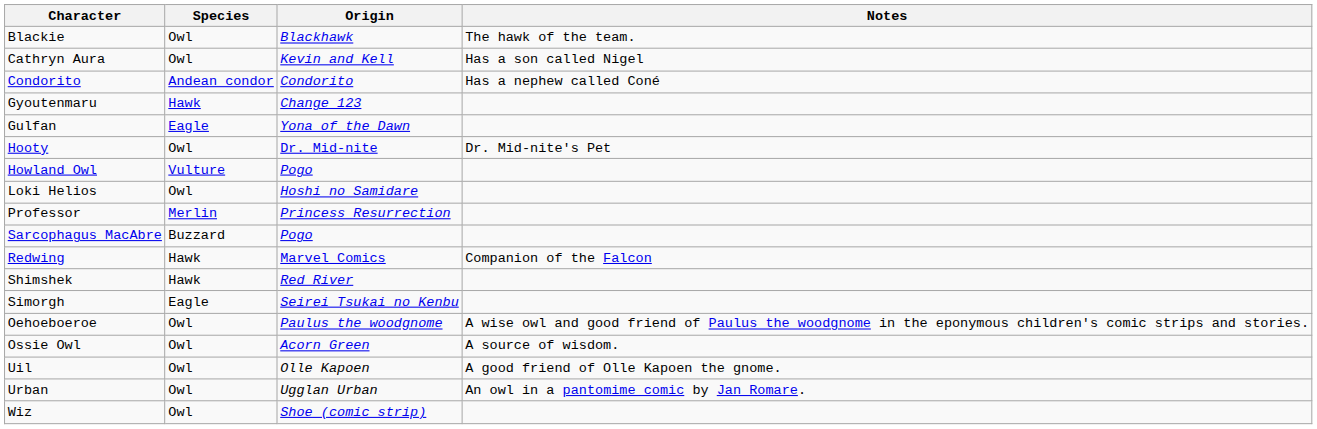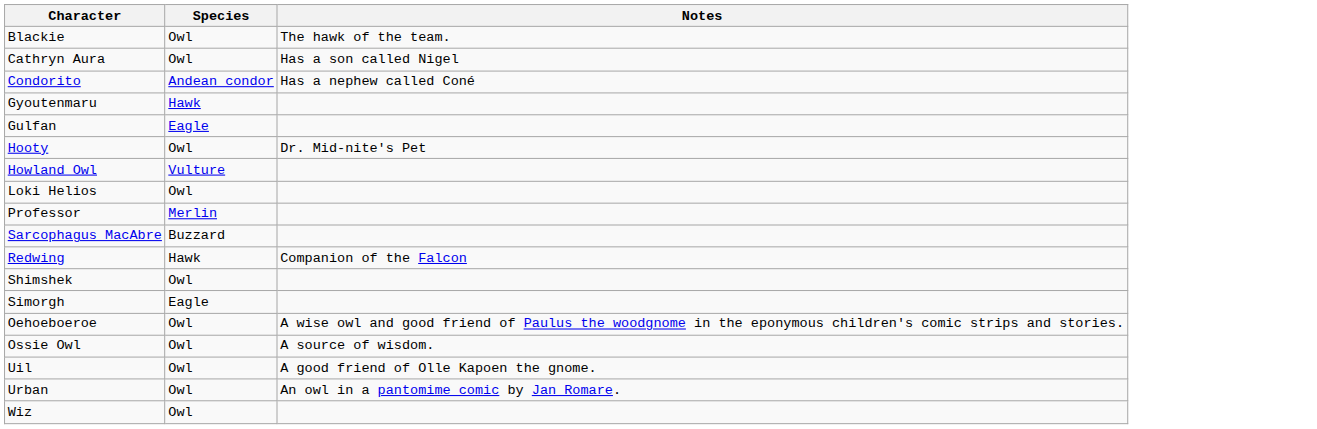- column: (369, 16)
(185, 280) Hawk -> (181, 280) Owl
